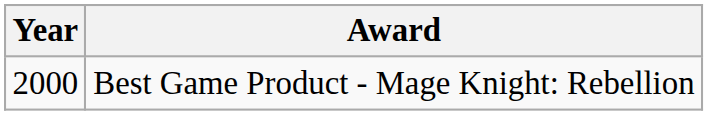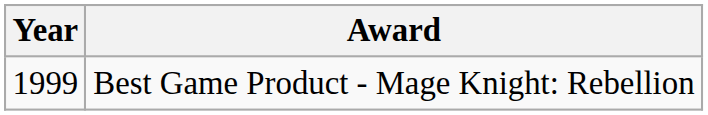(45, 82) 2000 -> (45, 82) 1999
